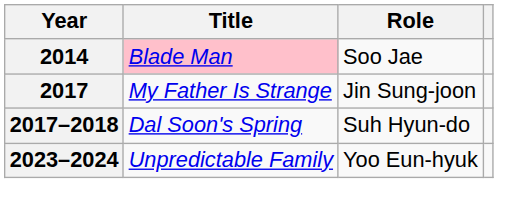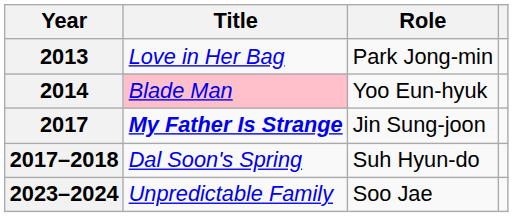+ row: (64, 56)
(383, 56) Soo Jae -> (420, 90) Yoo Eun-hyuk
(230, 90) normal -> (236, 125) bold
(410, 159) Yoo Eun-hyuk -> (393, 194) Soo Jae
